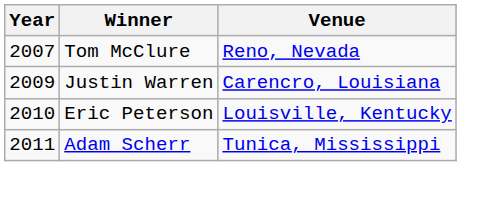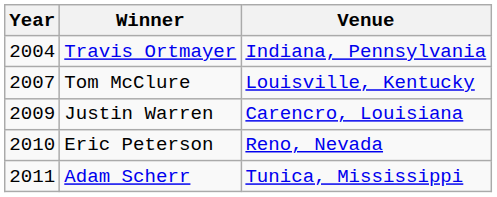+ row: (150, 51)
(291, 51) Reno, Nevada -> (360, 83) Louisville, Kentucky
(337, 114) Louisville, Kentucky -> (314, 145) Reno, Nevada
